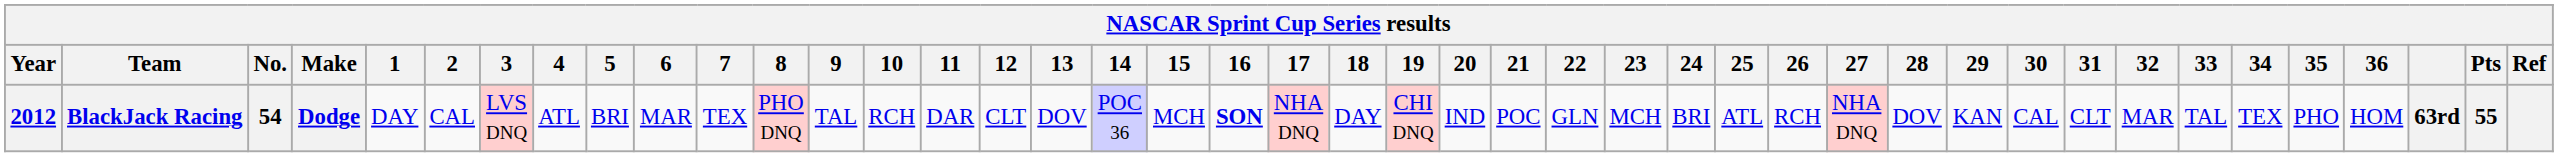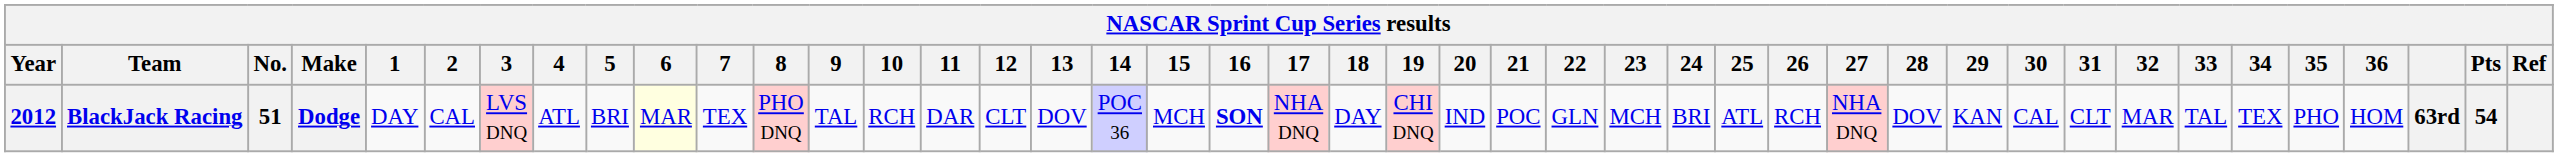(270, 117) 54 -> (270, 117) 51
(666, 117) no background -> (666, 117) lightyellow background
(2486, 117) 55 -> (2486, 117) 54
